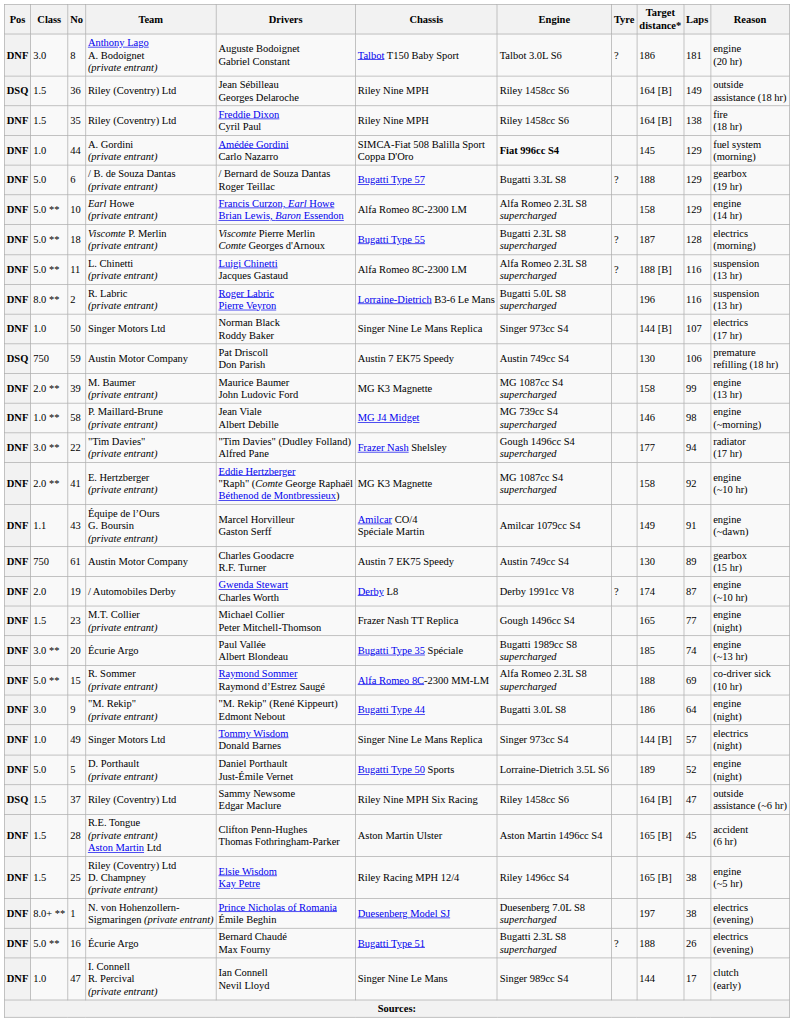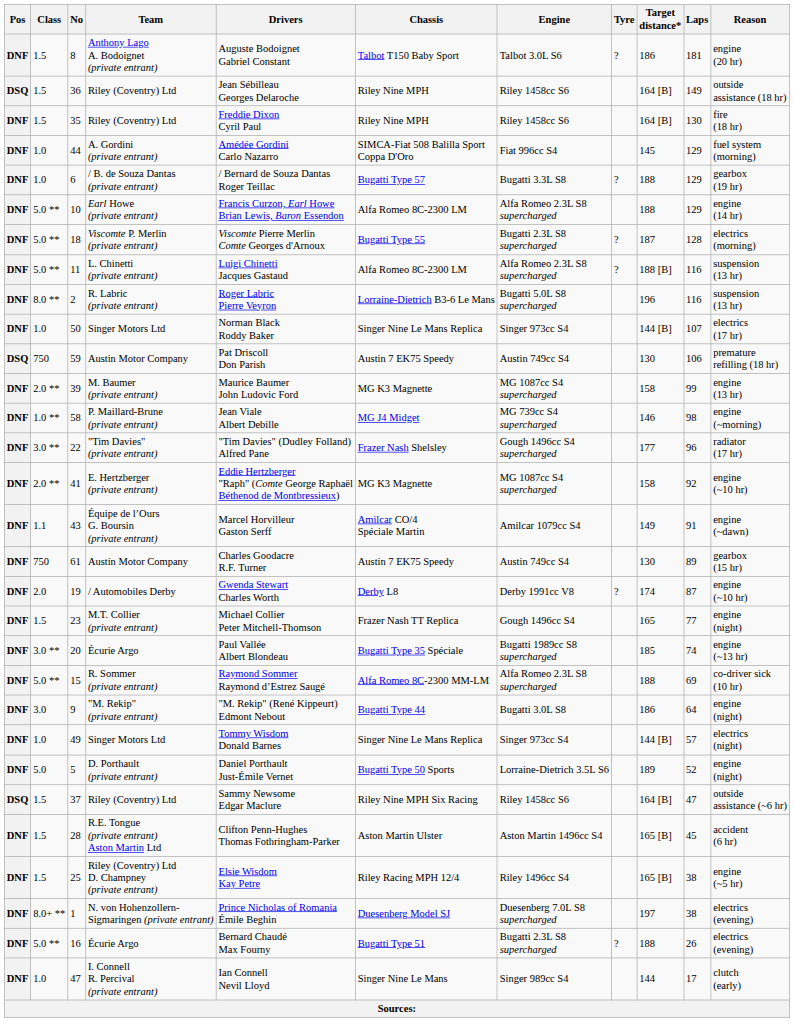(40, 55) 3.0 -> (40, 55) 1.5
(694, 121) 138 -> (694, 121) 130
(529, 150) bold -> (529, 150) normal
(40, 180) 5.0 -> (40, 180) 1.0
(647, 210) 158 -> (647, 210) 188
(691, 447) 94 -> (691, 447) 96
